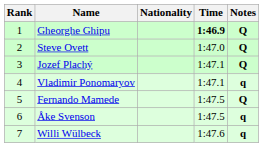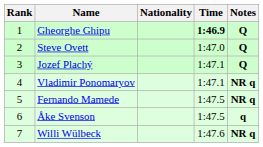(243, 82) q -> (243, 82) NR q
(243, 99) Q -> (243, 99) NR q
(243, 133) q -> (243, 133) NR q
